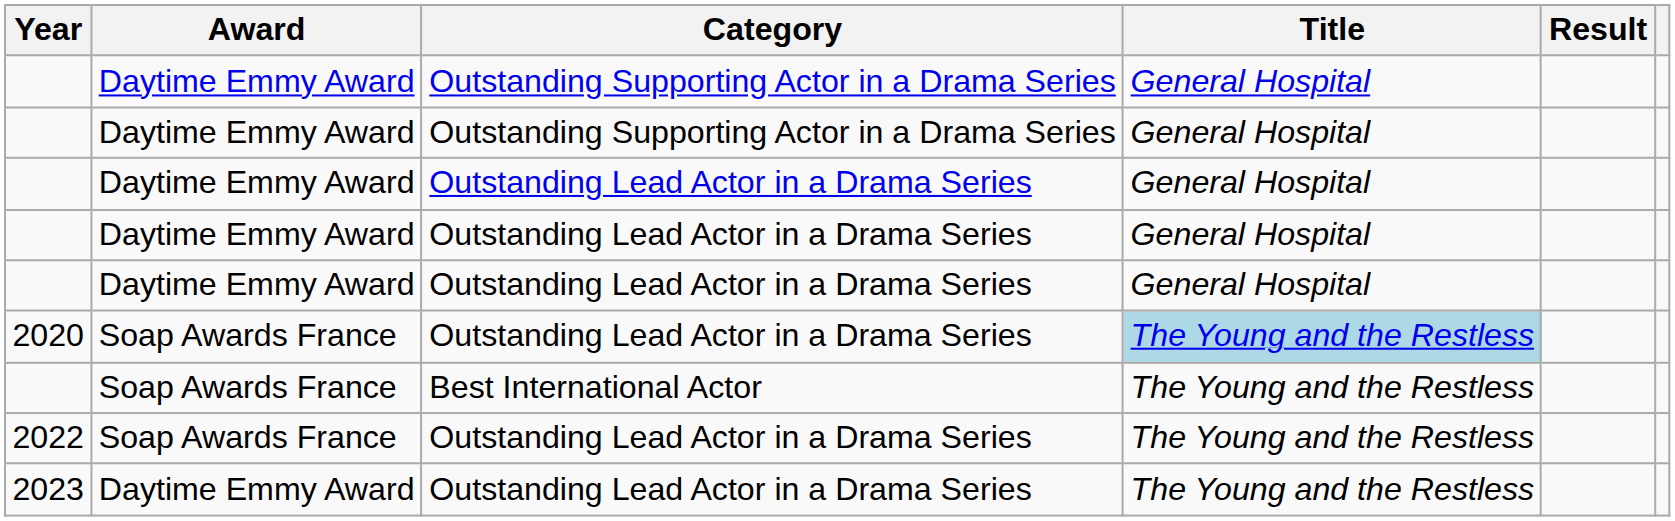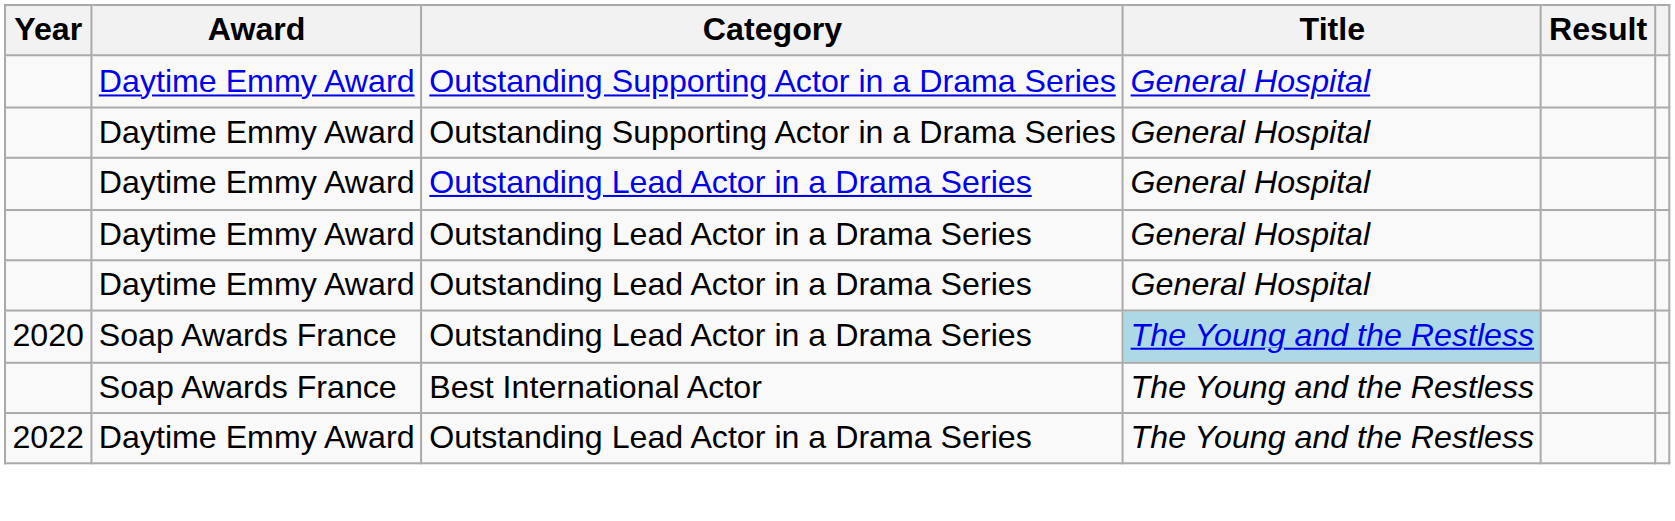(248, 438) Soap Awards France -> (257, 438) Daytime Emmy Award
- row: (48, 489)
